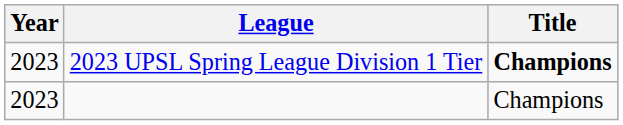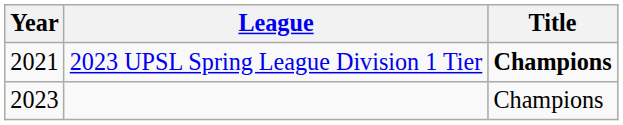(34, 61) 2023 -> (34, 61) 2021
